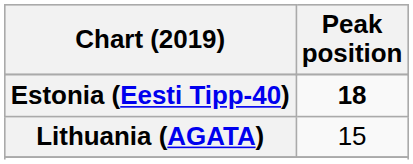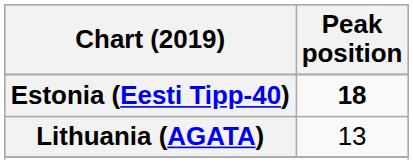(352, 136) 15 -> (352, 136) 13
